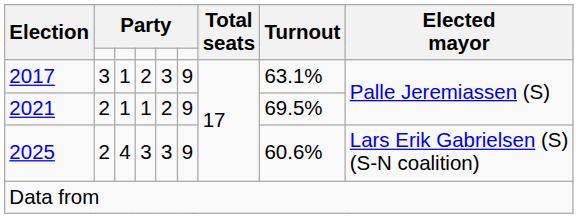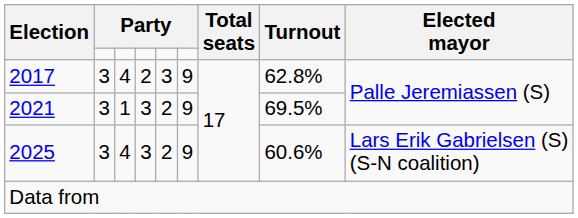(125, 76) 1 -> (125, 76) 4
(294, 76) 63.1% -> (294, 76) 62.8%
(104, 108) 2 -> (104, 108) 3
(146, 108) 1 -> (146, 108) 3
(104, 152) 2 -> (104, 152) 3
(167, 152) 3 -> (167, 152) 2
